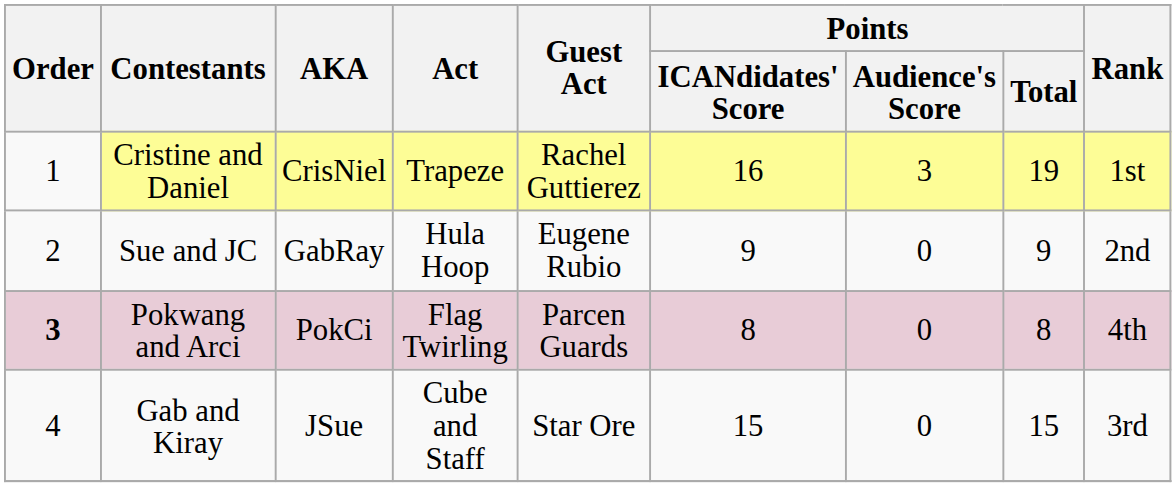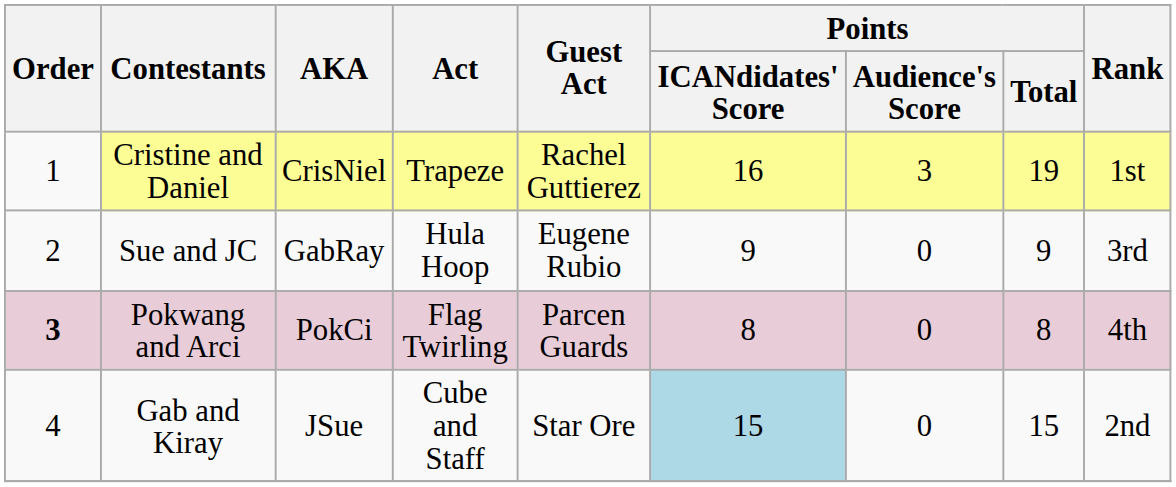(1127, 250) 2nd -> (1127, 250) 3rd
(748, 426) no background -> (748, 426) lightblue background
(1127, 426) 3rd -> (1127, 426) 2nd
